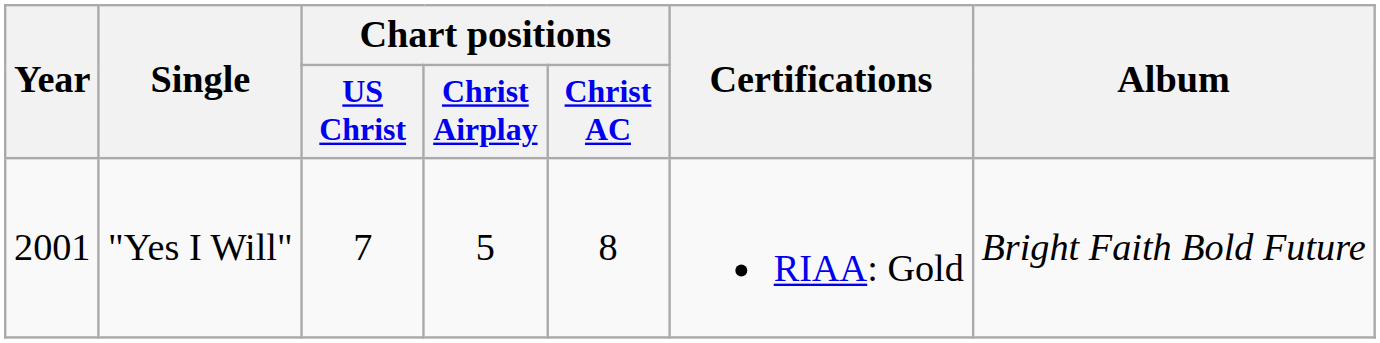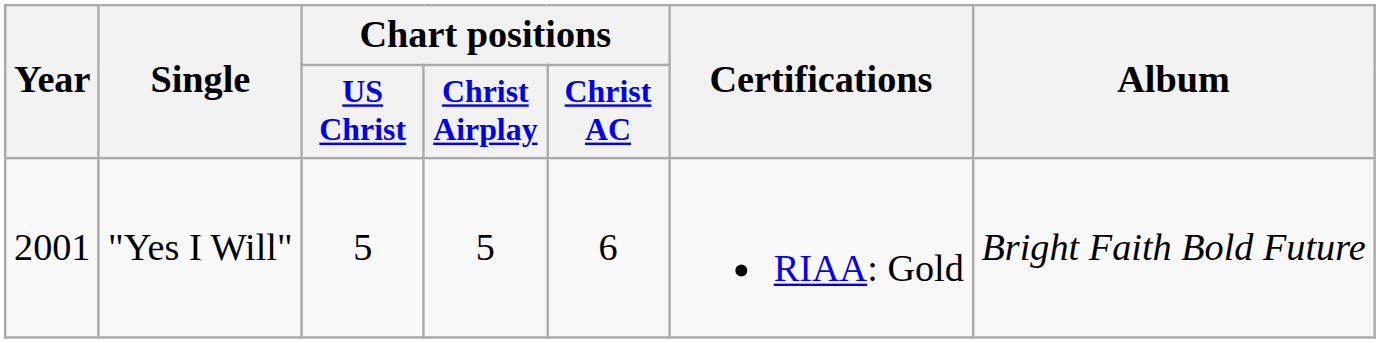(363, 246) 7 -> (363, 246) 5
(608, 246) 8 -> (608, 246) 6
